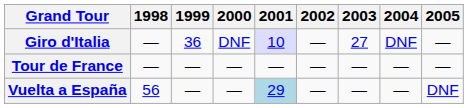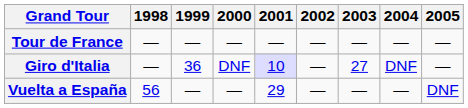rows swapped: (67, 41) <-> (67, 66)
(276, 90) lightblue background -> (276, 90) no background
